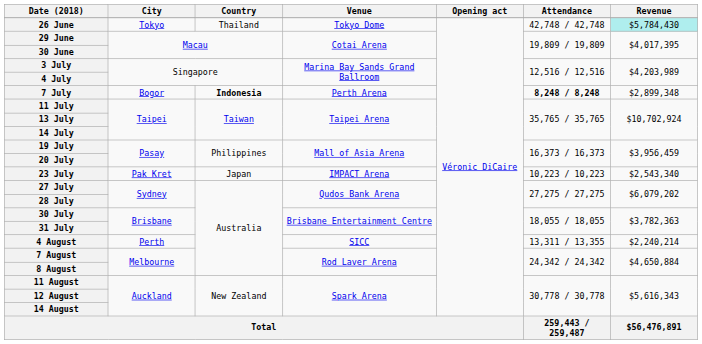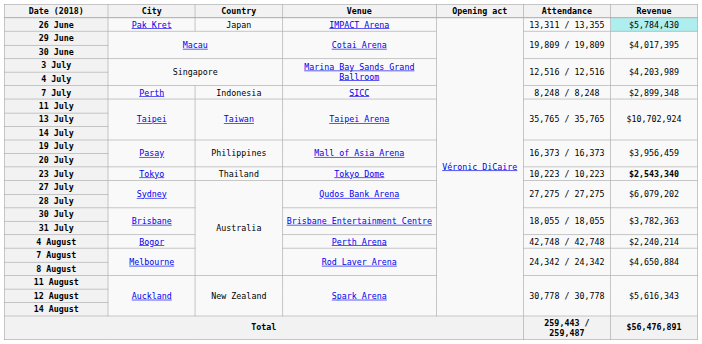(152, 25) Tokyo -> (152, 25) Pak Kret
(239, 25) Thailand -> (239, 25) Japan
(359, 25) Tokyo Dome -> (359, 25) IMPACT Arena
(567, 25) 42,748 / 42,748 -> (567, 25) 13,311 / 13,355
(152, 92) Bogor -> (152, 92) Perth
(239, 92) bold -> (239, 92) normal
(359, 92) Perth Arena -> (359, 92) SICC
(567, 92) bold -> (567, 92) normal
(152, 174) Pak Kret -> (152, 174) Tokyo
(239, 174) Japan -> (239, 174) Thailand
(359, 174) IMPACT Arena -> (359, 174) Tokyo Dome
(654, 174) normal -> (654, 174) bold
(152, 242) Perth -> (152, 242) Bogor
(359, 242) SICC -> (359, 242) Perth Arena
(567, 242) 13,311 / 13,355 -> (567, 242) 42,748 / 42,748
